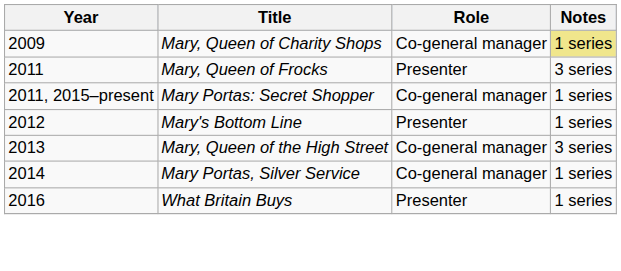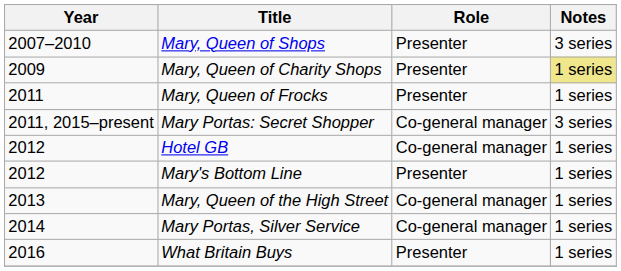+ row: (243, 43)
(471, 43) Co-general manager -> (431, 69) Presenter
(583, 69) 3 series -> (583, 95) 1 series
(583, 95) 1 series -> (583, 122) 3 series
+ row: (195, 148)
(583, 148) 3 series -> (583, 200) 1 series
